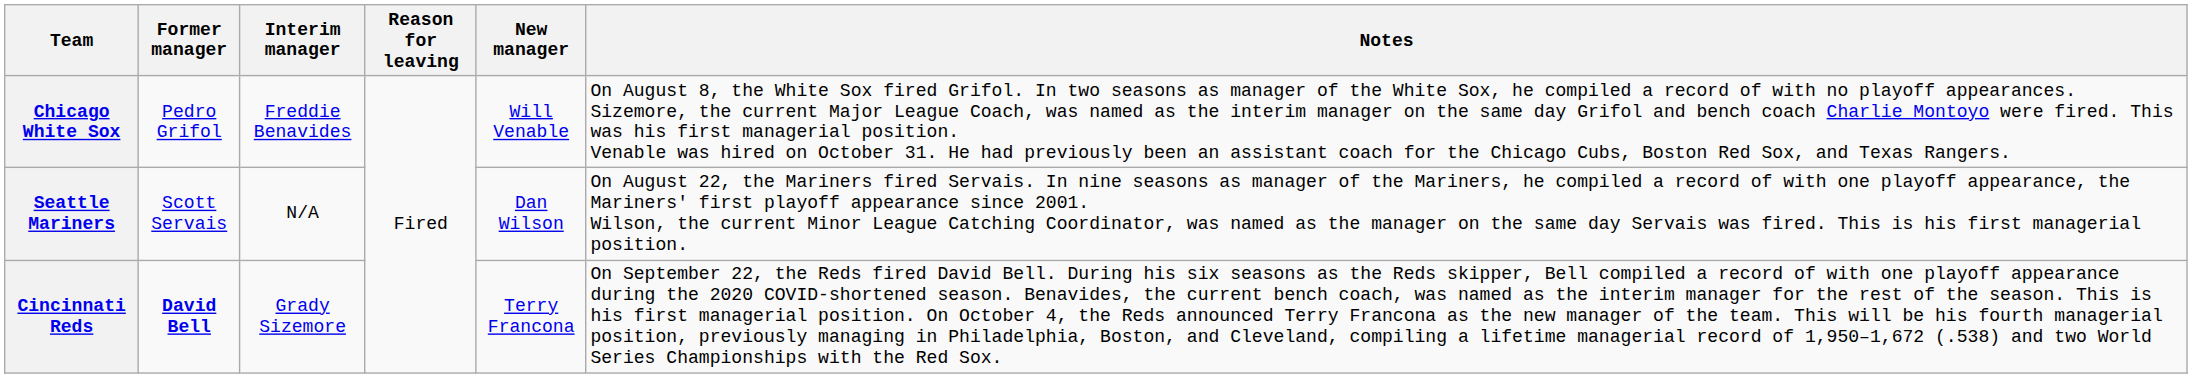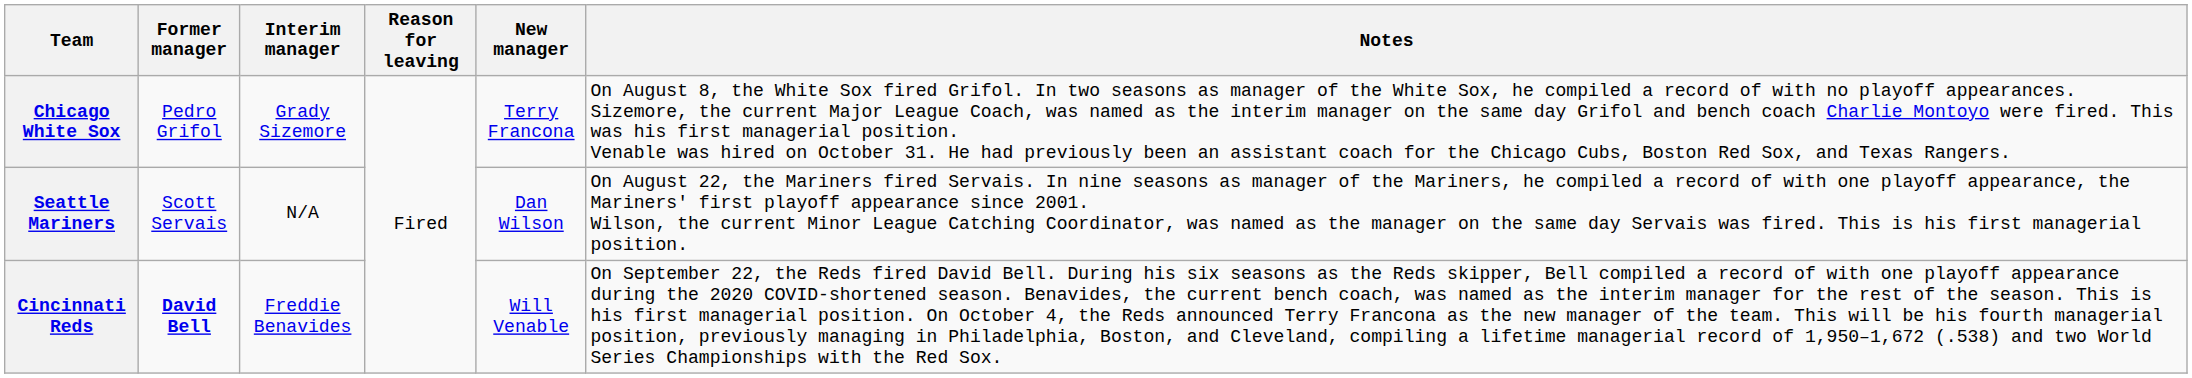(303, 122) Freddie Benavides -> (303, 122) Grady Sizemore
(531, 122) Will Venable -> (531, 122) Terry Francona
(303, 316) Grady Sizemore -> (303, 316) Freddie Benavides
(531, 316) Terry Francona -> (531, 316) Will Venable
